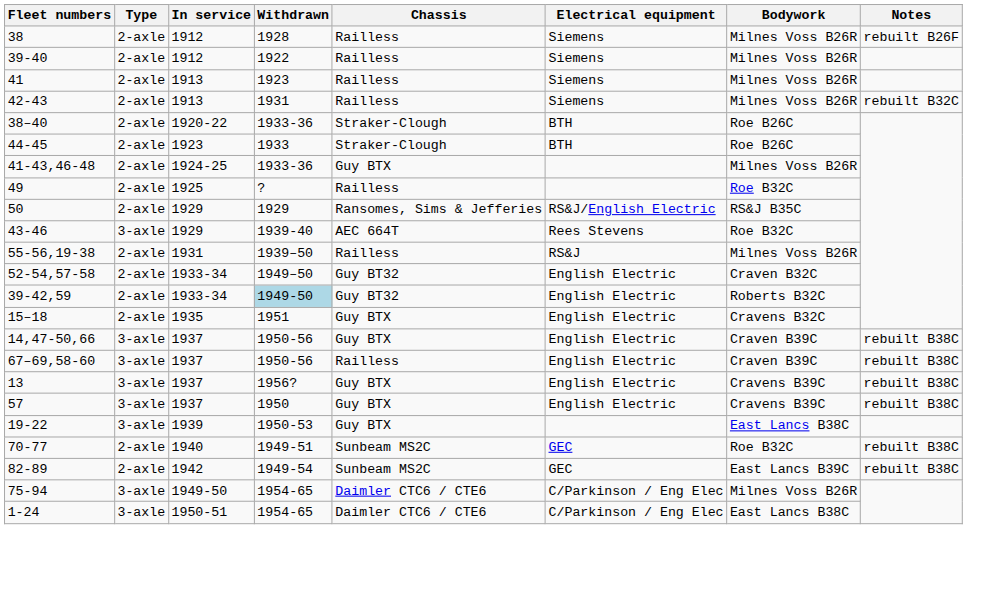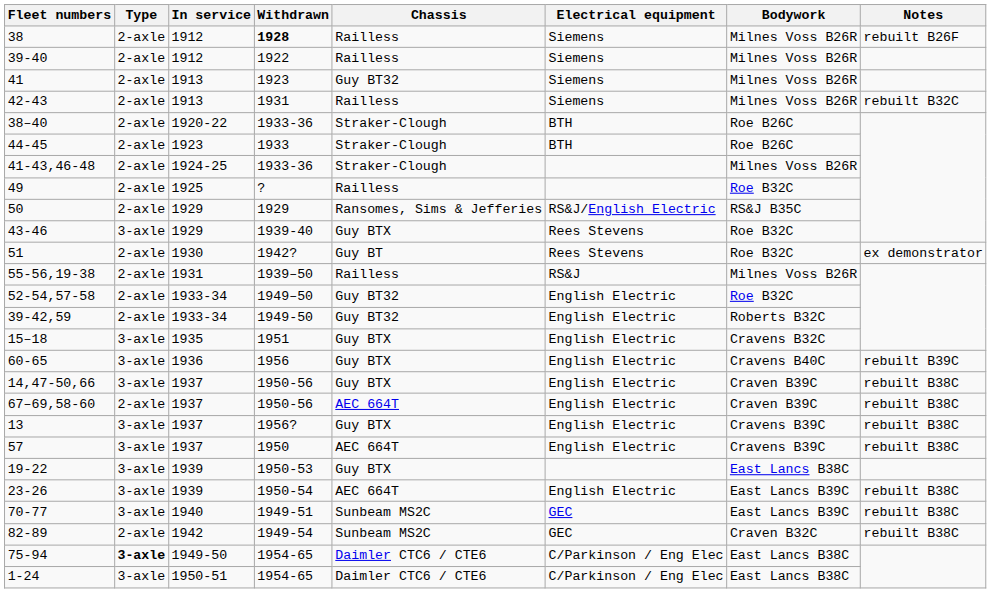(273, 37) normal -> (273, 37) bold
(367, 80) Railless -> (367, 80) Guy BT32
(363, 167) Guy BTX -> (391, 167) Straker-Clough
(367, 231) AEC 664T -> (363, 231) Guy BTX
+ row: (16, 253)
(774, 275) Craven B32C -> (762, 296) Roe B32C
(285, 296) lightblue background -> (285, 318) no background
(141, 318) 2-axle -> (141, 339) 3-axle
+ row: (28, 361)
(141, 361) 3-axle -> (141, 404) 2-axle
(367, 361) Railless -> (367, 404) AEC 664T
(363, 404) Guy BTX -> (367, 448) AEC 664T
+ row: (28, 491)
(141, 448) 2-axle -> (141, 512) 3-axle
(762, 448) Roe B32C -> (790, 512) East Lancs B39C
(790, 469) East Lancs B39C -> (774, 534) Craven B32C
(141, 491) normal -> (141, 556) bold
(794, 491) Milnes Voss B26R -> (790, 556) East Lancs B38C
